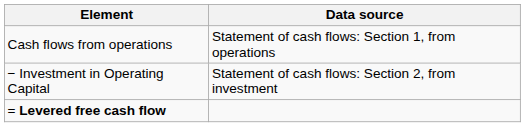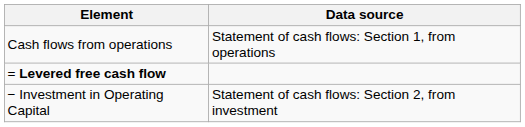rows swapped: (86, 81) <-> (87, 110)
